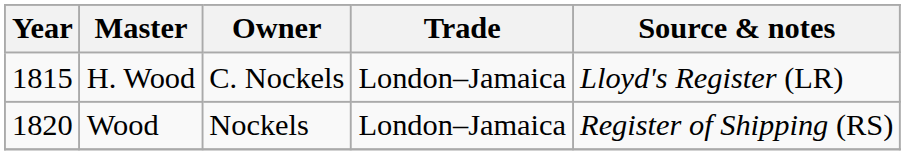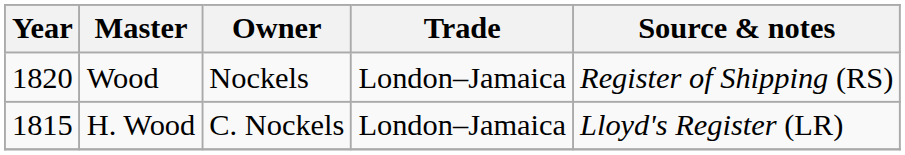rows swapped: (141, 76) <-> (123, 125)
